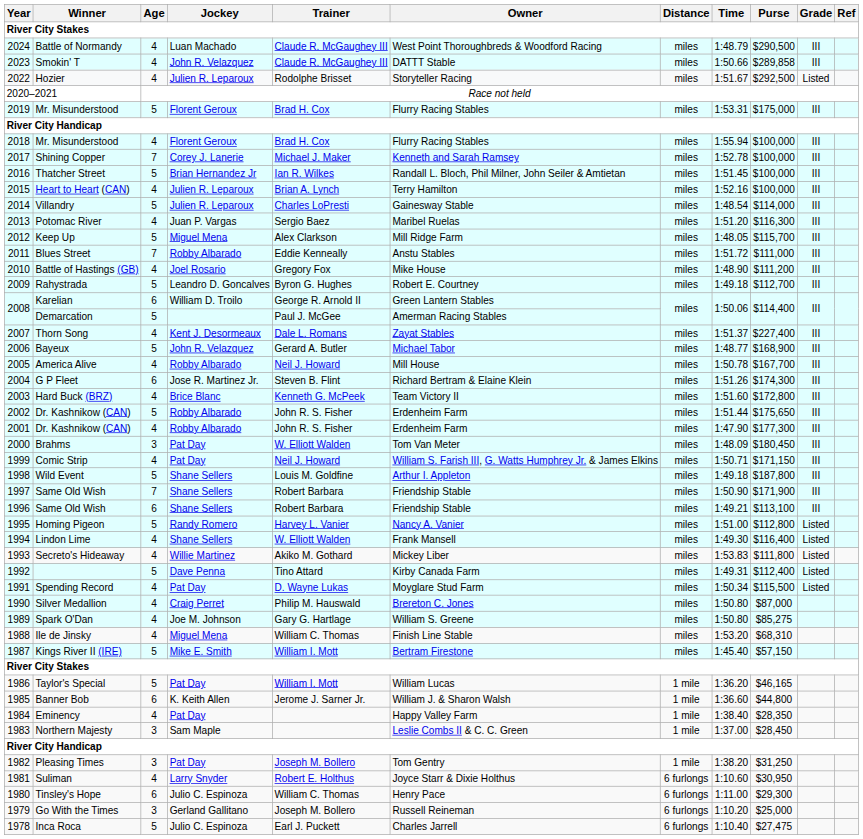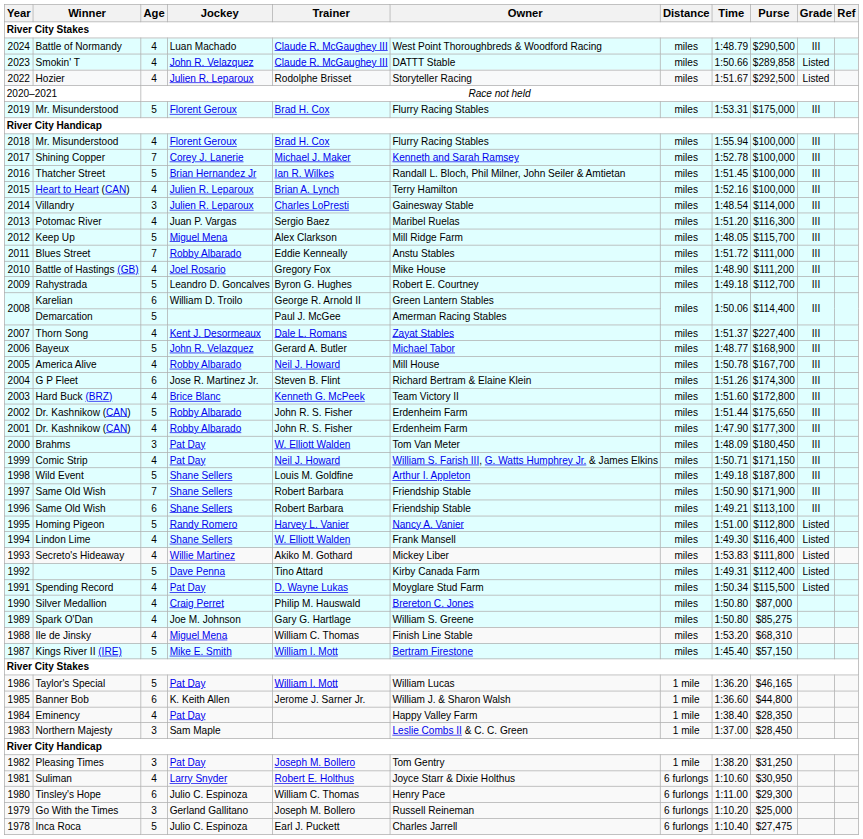(816, 62) III -> (816, 62) Listed
(154, 205) 5 -> (154, 205) 3
